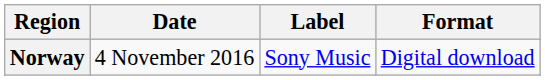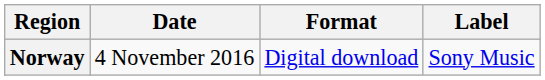columns swapped: (458, 22) <-> (317, 22)
